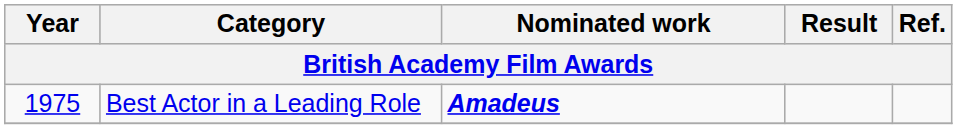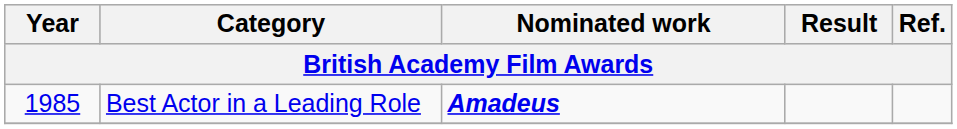(52, 103) 1975 -> (52, 103) 1985
